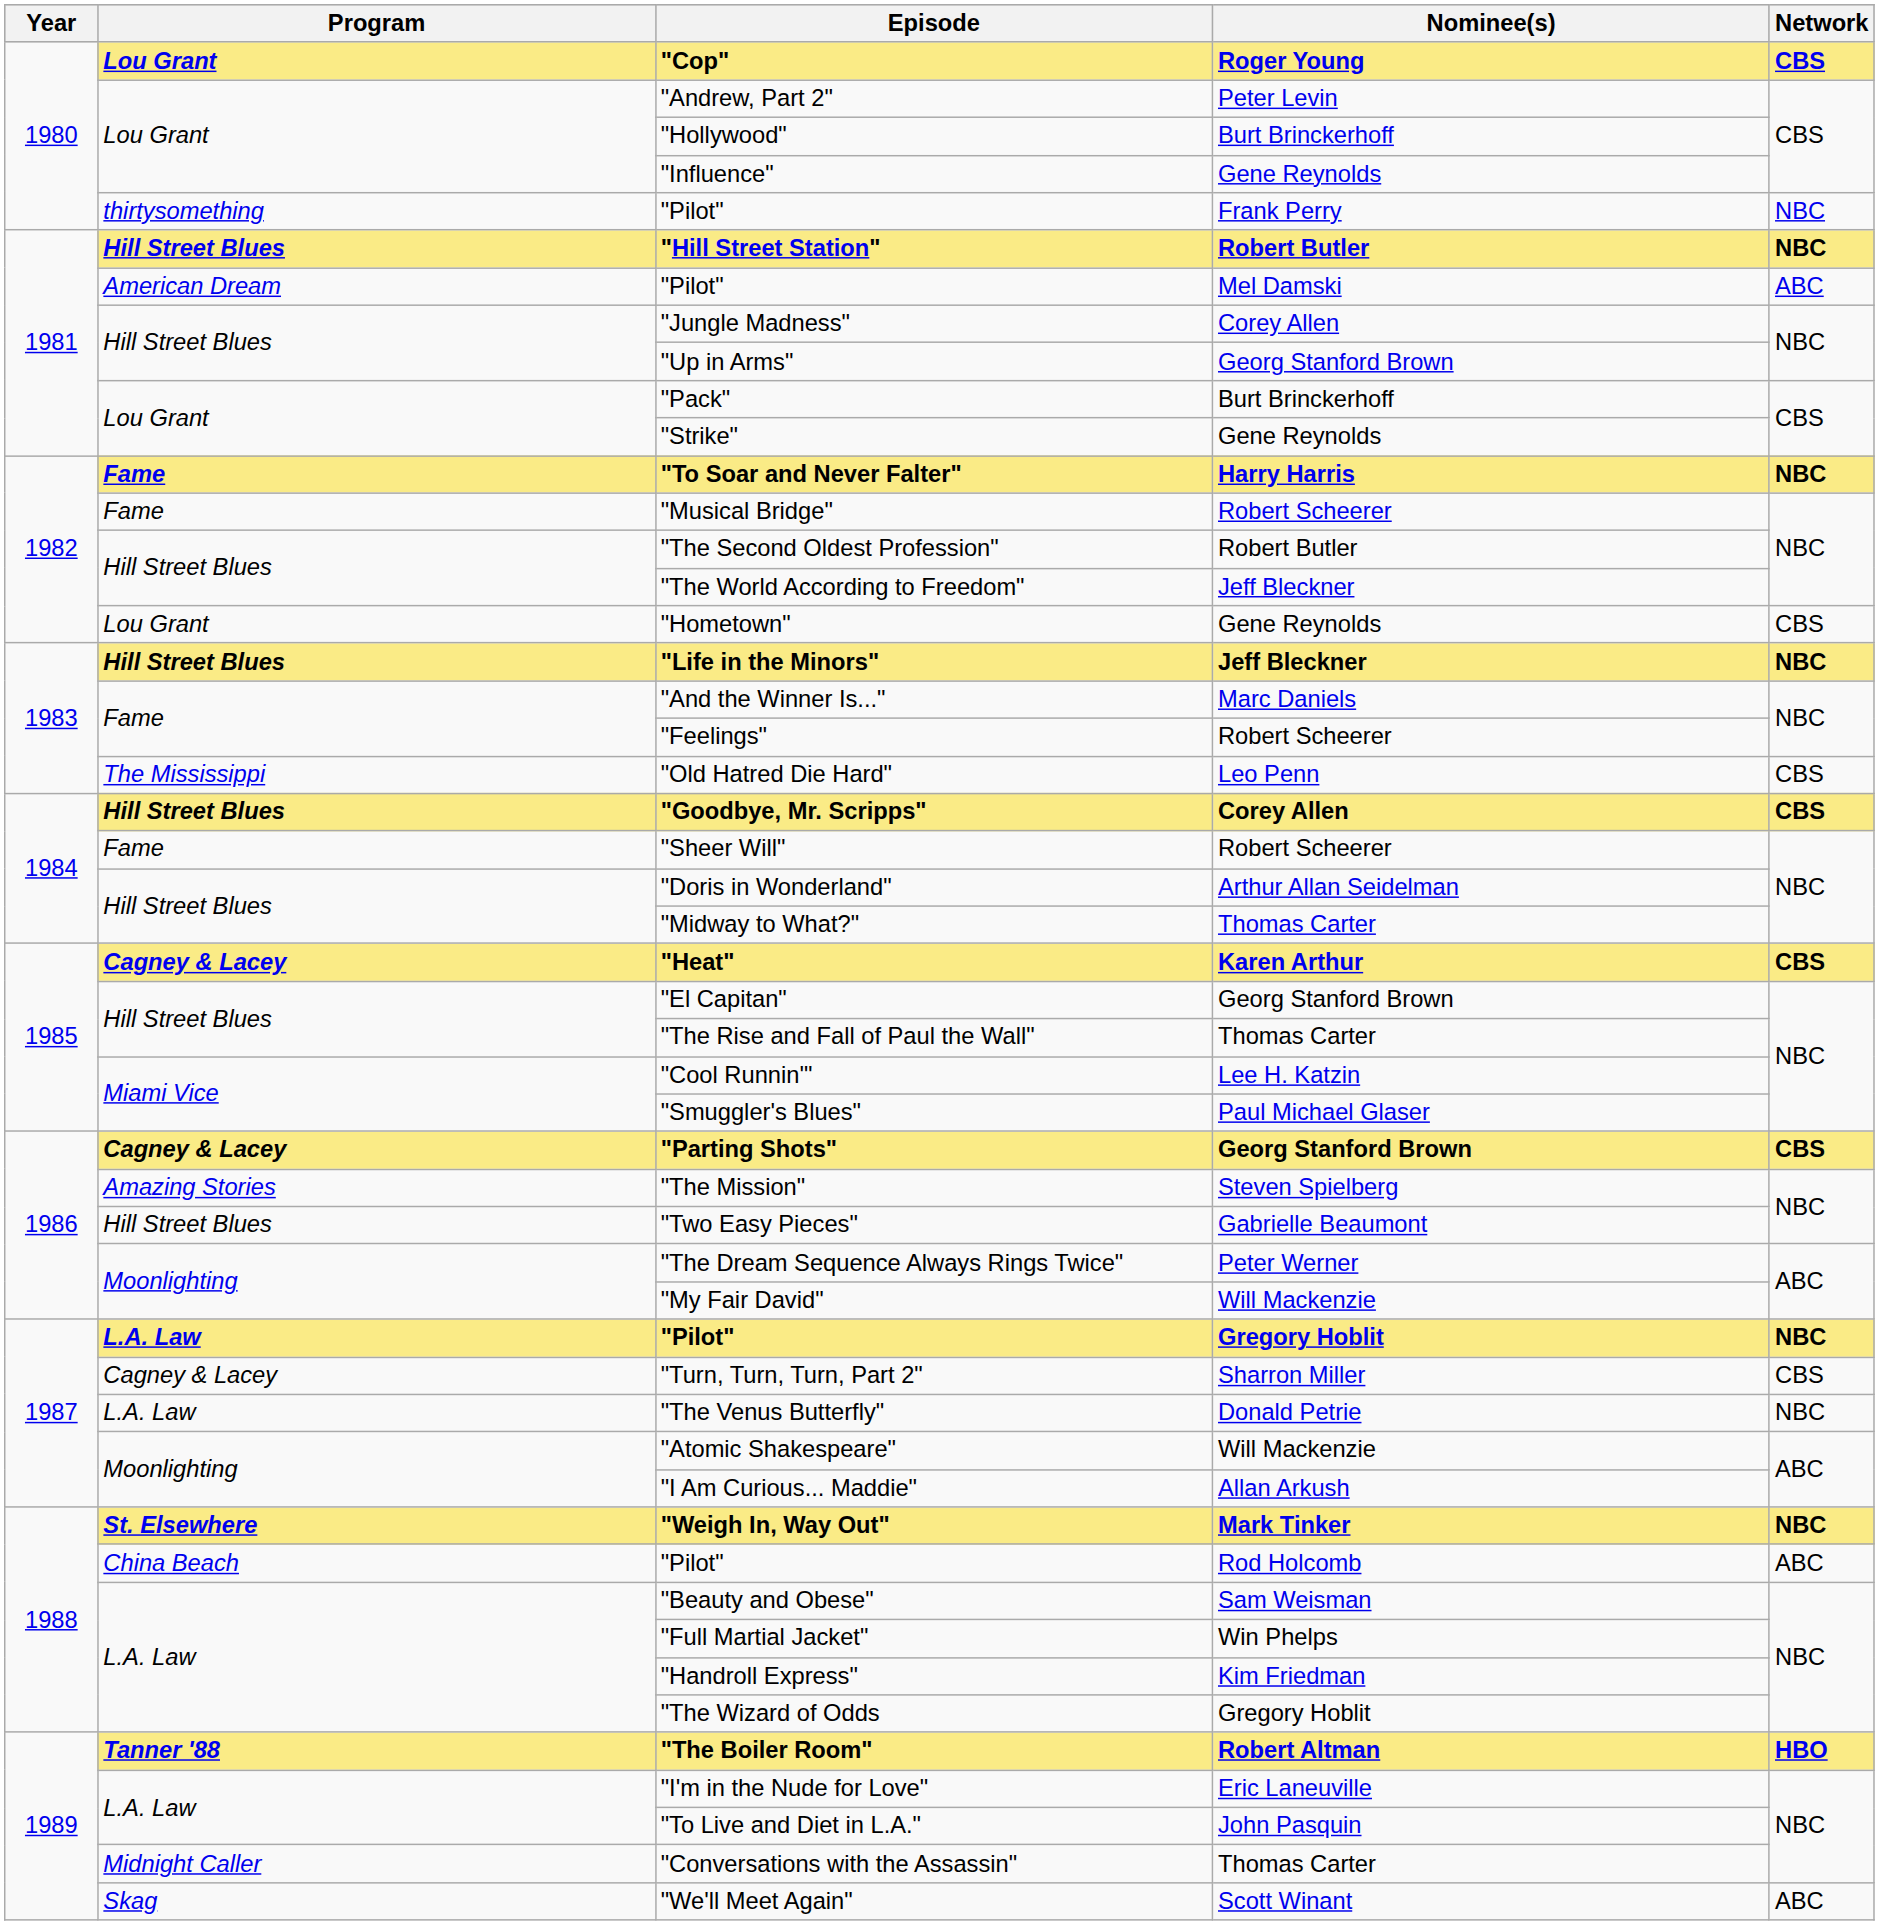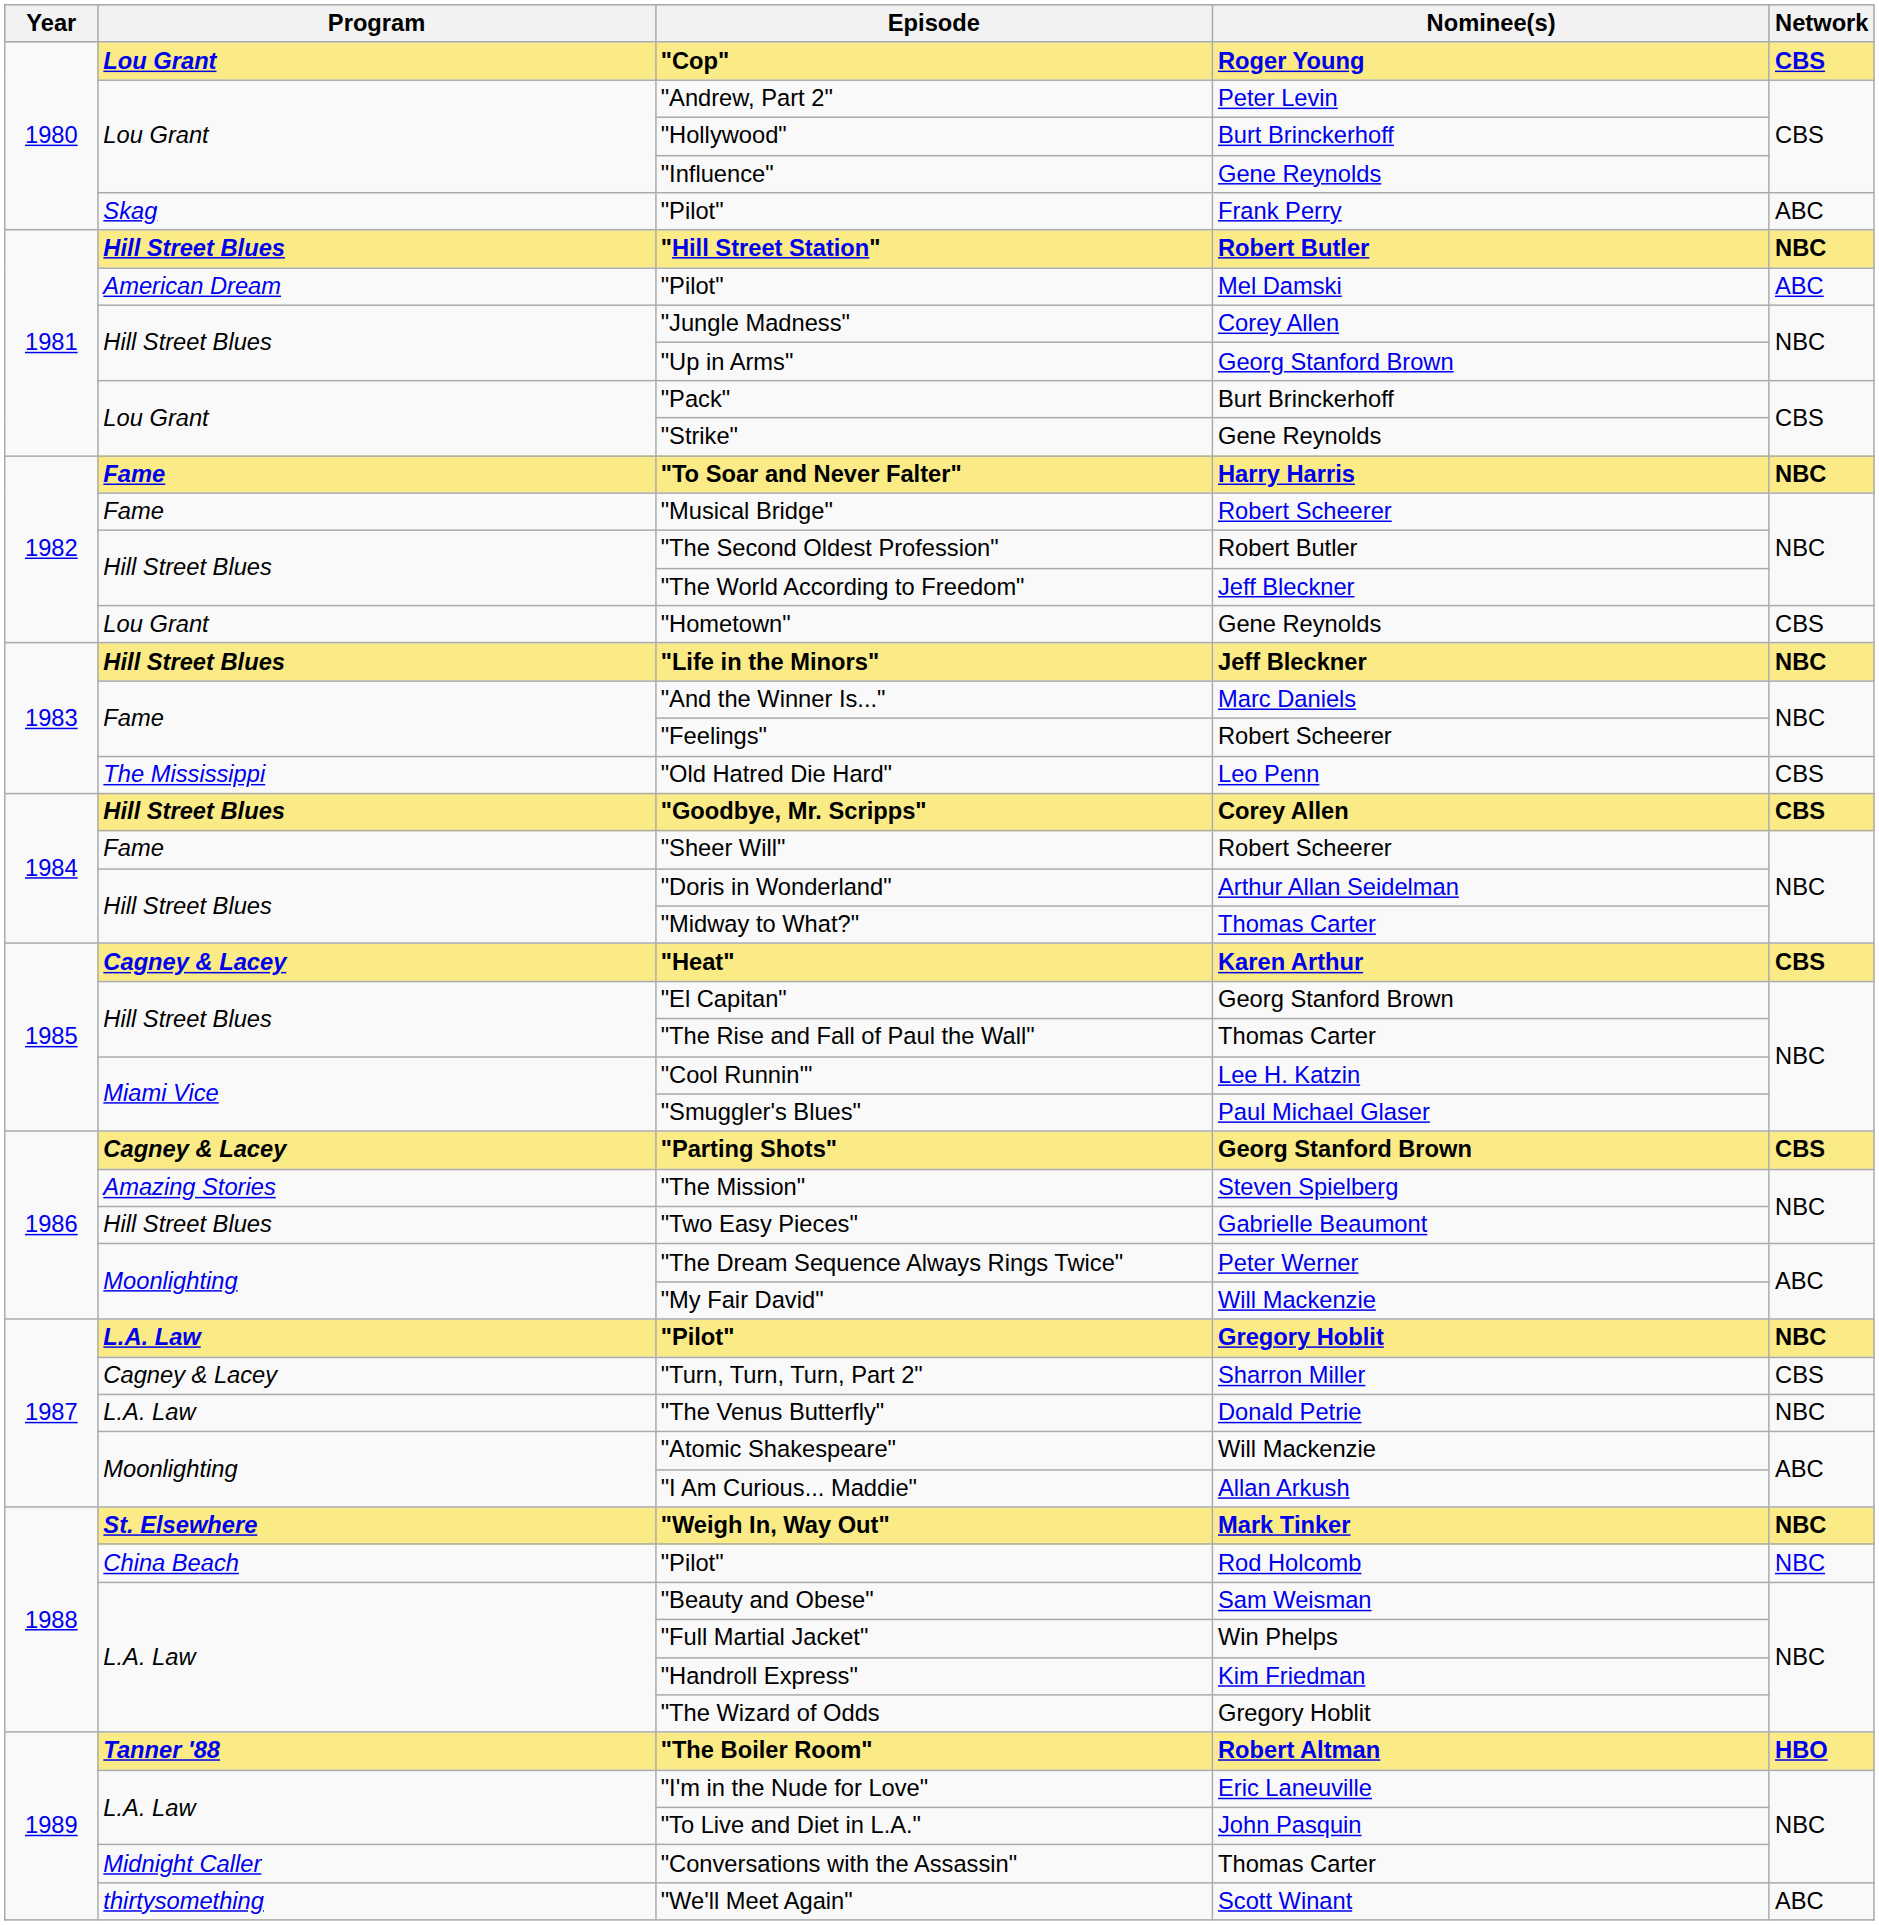(184, 211) thirtysomething -> (130, 211) Skag
(1800, 211) NBC -> (1799, 211) ABC
(1799, 1563) ABC -> (1800, 1563) NBC
(130, 1901) Skag -> (184, 1901) thirtysomething
